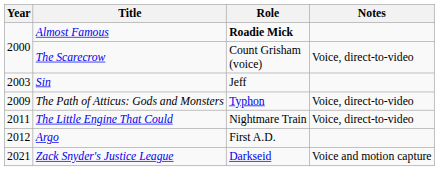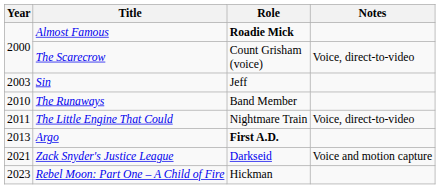- row: (130, 100)
+ row: (70, 100)
(19, 138) 2012 -> (19, 138) 2013
(252, 138) normal -> (254, 138) bold
+ row: (130, 175)
